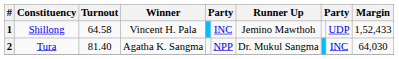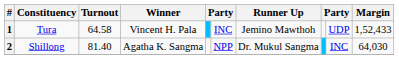(47, 29) Shillong -> (47, 29) Tura
(47, 46) Tura -> (47, 46) Shillong
